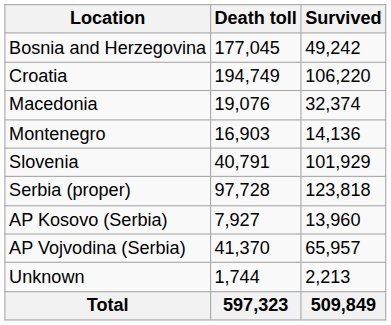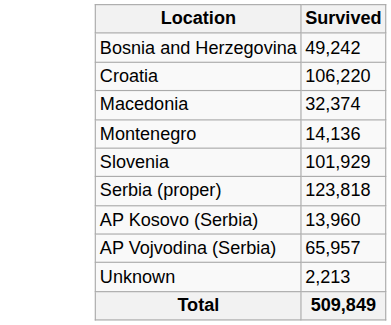- column: (256, 18)
